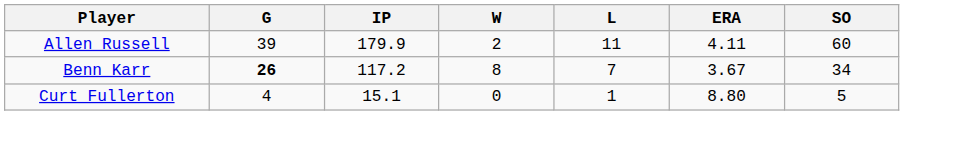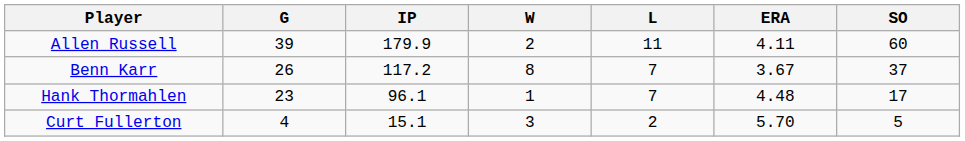(267, 70) bold -> (284, 70) normal
(841, 70) 34 -> (898, 70) 37
+ row: (114, 97)
(497, 97) 0 -> (530, 123) 3
(612, 97) 1 -> (653, 123) 2
(726, 97) 8.80 -> (775, 123) 5.70
